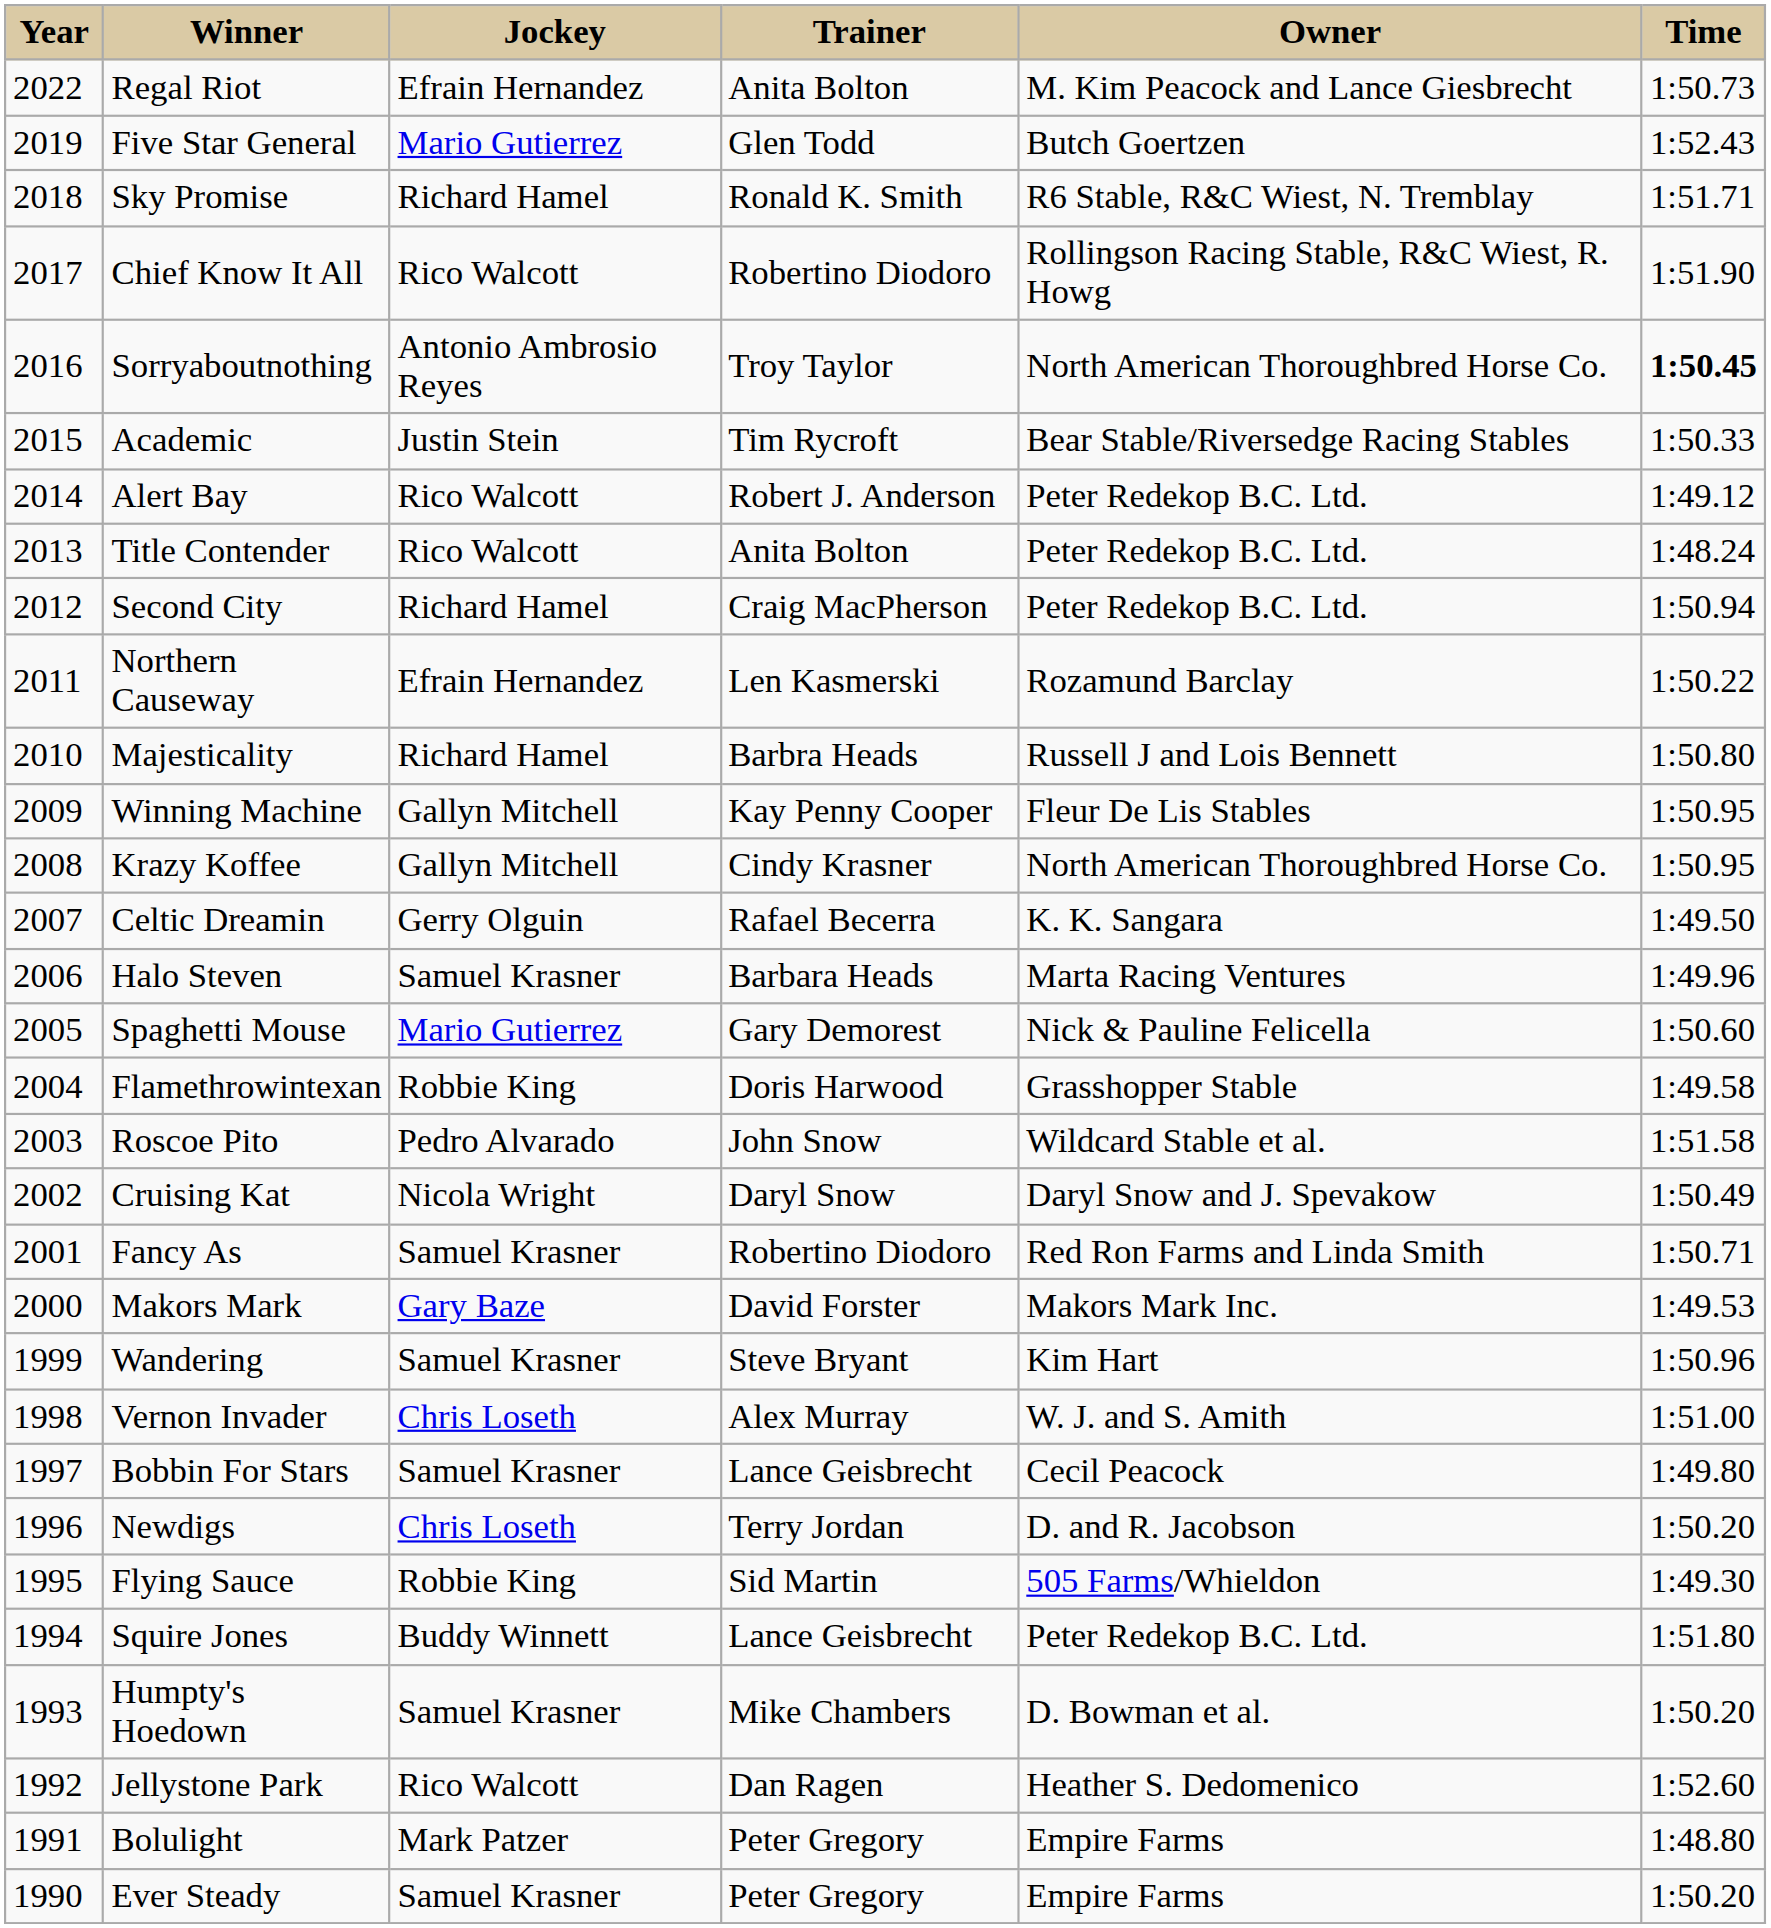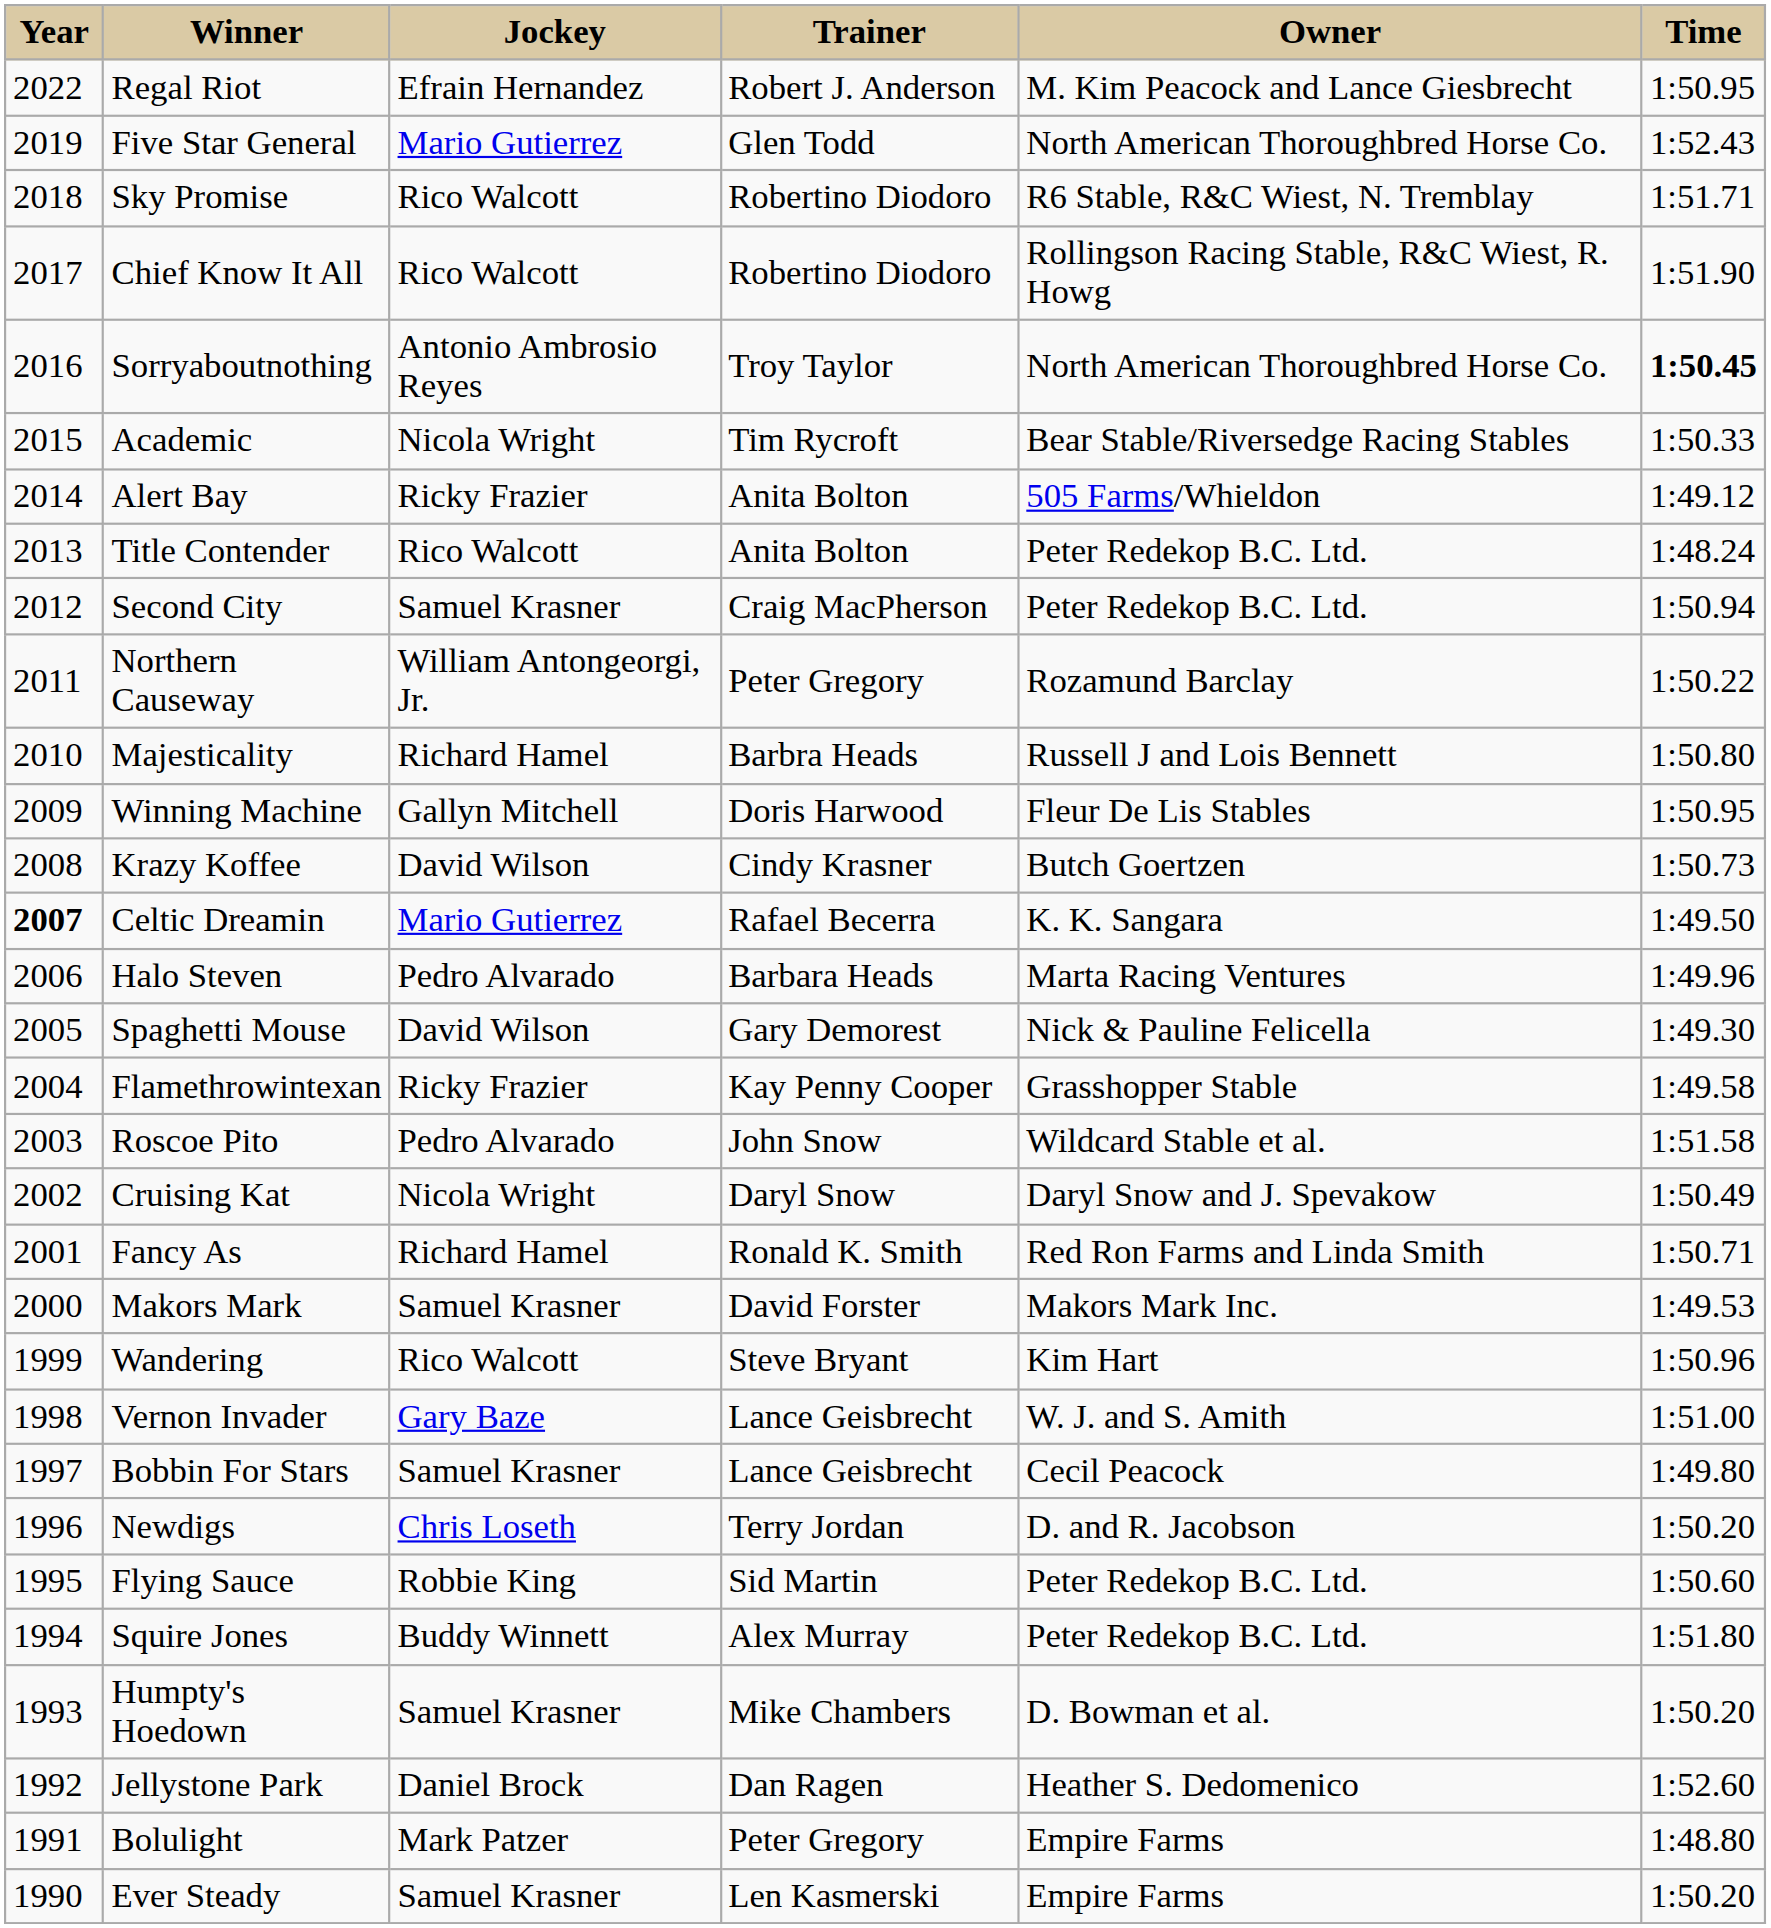(818, 87) Anita Bolton -> (862, 87) Robert J. Anderson
(1702, 87) 1:50.73 -> (1702, 87) 1:50.95
(1136, 142) Butch Goertzen -> (1317, 142) North American Thoroughbred Horse Co.
(503, 197) Richard Hamel -> (488, 197) Rico Walcott
(845, 197) Ronald K. Smith -> (860, 197) Robertino Diodoro
(478, 440) Justin Stein -> (496, 440) Nicola Wright
(488, 495) Rico Walcott -> (493, 495) Ricky Frazier
(862, 495) Robert J. Anderson -> (818, 495) Anita Bolton
(1197, 495) Peter Redekop B.C. Ltd. -> (1173, 495) 505 Farms/Whieldon
(503, 605) Richard Hamel -> (509, 605) Samuel Krasner
(520, 680) Efrain Hernandez -> (549, 680) William Antongeorgi, Jr.
(834, 680) Len Kasmerski -> (826, 680) Peter Gregory
(860, 809) Kay Penny Cooper -> (836, 809) Doris Harwood
(508, 865) Gallyn Mitchell -> (493, 865) David Wilson
(1317, 865) North American Thoroughbred Horse Co. -> (1136, 865) Butch Goertzen
(1702, 865) 1:50.95 -> (1702, 865) 1:50.73
(48, 920) normal -> (48, 920) bold
(491, 920) Gerry Olguin -> (510, 920) Mario Gutierrez
(509, 975) Samuel Krasner -> (506, 975) Pedro Alvarado
(510, 1030) Mario Gutierrez -> (493, 1030) David Wilson
(1702, 1030) 1:50.60 -> (1702, 1030) 1:49.30
(487, 1085) Robbie King -> (493, 1085) Ricky Frazier
(836, 1085) Doris Harwood -> (860, 1085) Kay Penny Cooper
(509, 1250) Samuel Krasner -> (503, 1250) Richard Hamel
(860, 1250) Robertino Diodoro -> (845, 1250) Ronald K. Smith
(471, 1305) Gary Baze -> (509, 1305) Samuel Krasner
(509, 1360) Samuel Krasner -> (488, 1360) Rico Walcott
(487, 1415) Chris Loseth -> (471, 1415) Gary Baze
(818, 1415) Alex Murray -> (850, 1415) Lance Geisbrecht
(1173, 1580) 505 Farms/Whieldon -> (1197, 1580) Peter Redekop B.C. Ltd.
(1702, 1580) 1:49.30 -> (1702, 1580) 1:50.60
(850, 1635) Lance Geisbrecht -> (818, 1635) Alex Murray
(488, 1785) Rico Walcott -> (491, 1785) Daniel Brock
(826, 1895) Peter Gregory -> (834, 1895) Len Kasmerski
